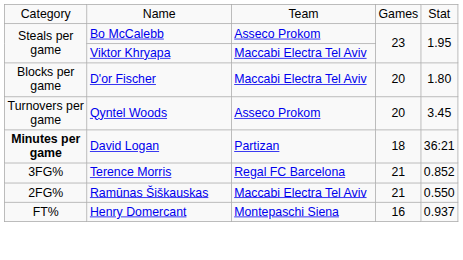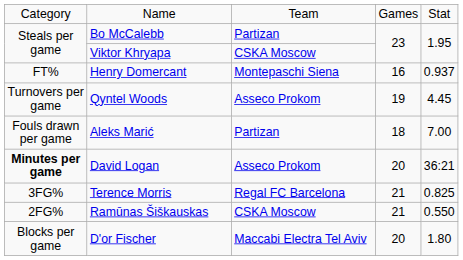(277, 33) Asseco Prokom -> (257, 33) Partizan
(300, 53) Maccabi Electra Tel Aviv -> (275, 53) CSKA Moscow
rows swapped: (123, 79) <-> (138, 212)
(398, 113) 20 -> (398, 99) 19
(439, 113) 3.45 -> (439, 99) 4.45
+ row: (122, 132)
(257, 146) Partizan -> (277, 166) Asseco Prokom
(398, 146) 18 -> (398, 166) 20
(439, 173) 0.852 -> (439, 192) 0.825
(300, 192) Maccabi Electra Tel Aviv -> (275, 212) CSKA Moscow
